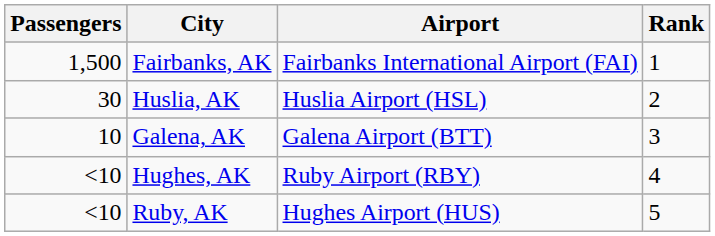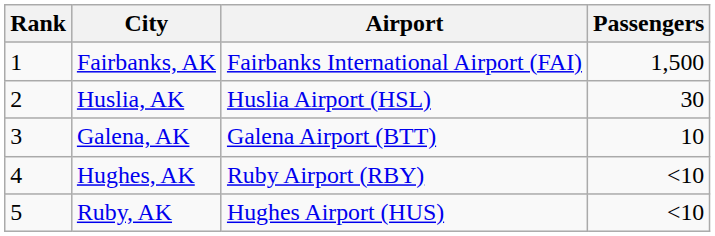columns swapped: (676, 23) <-> (66, 23)
